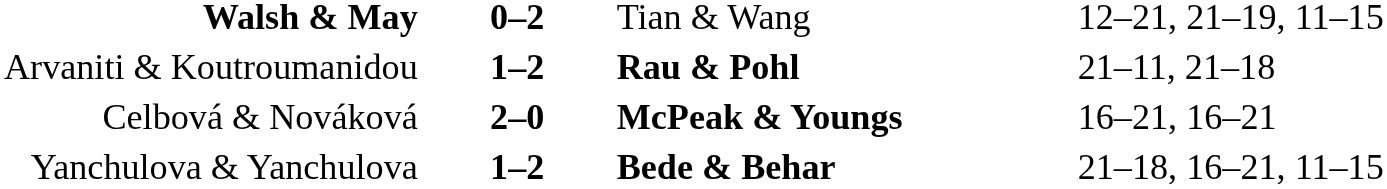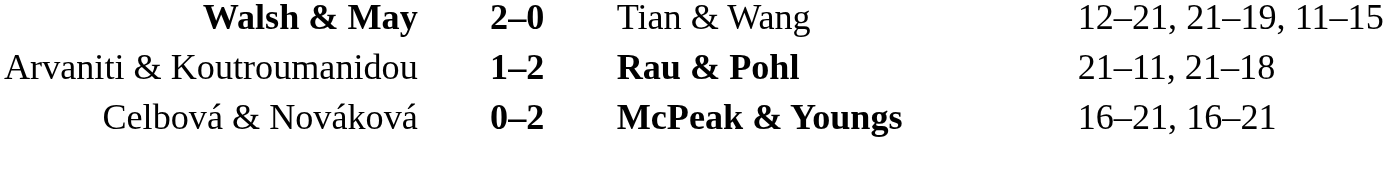(517, 17) 0–2 -> (517, 17) 2–0
(517, 116) 2–0 -> (517, 116) 0–2
- row: (224, 166)
